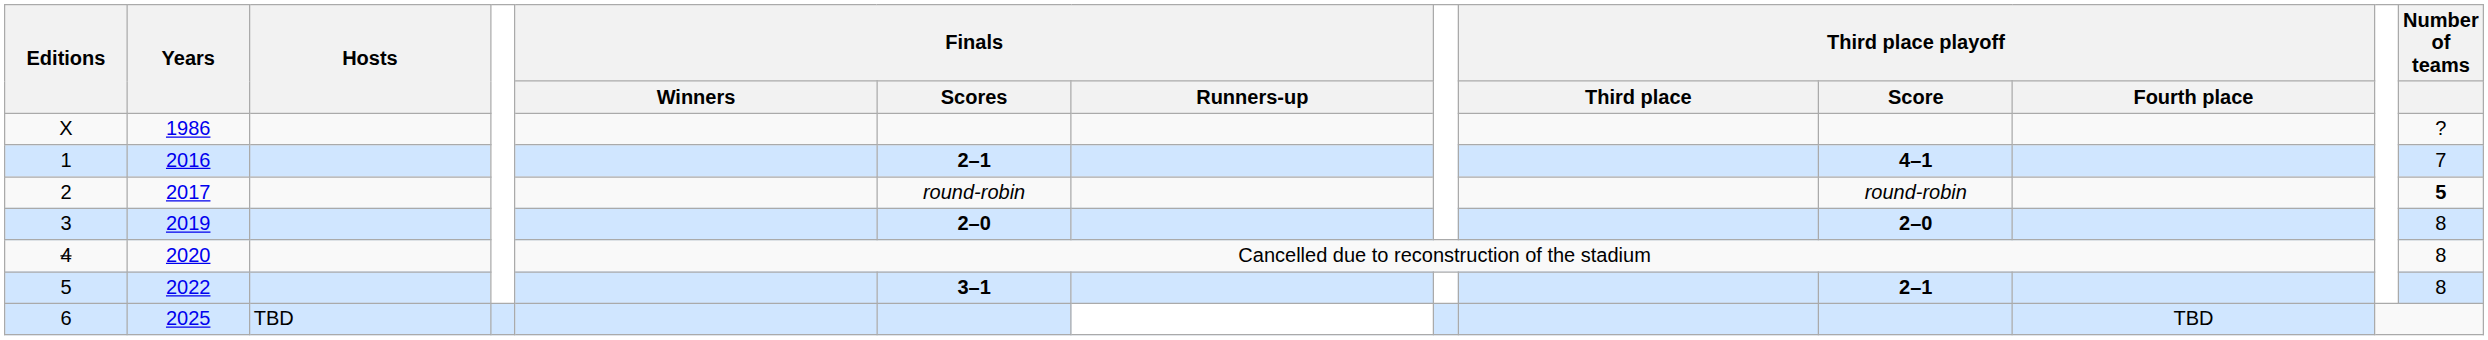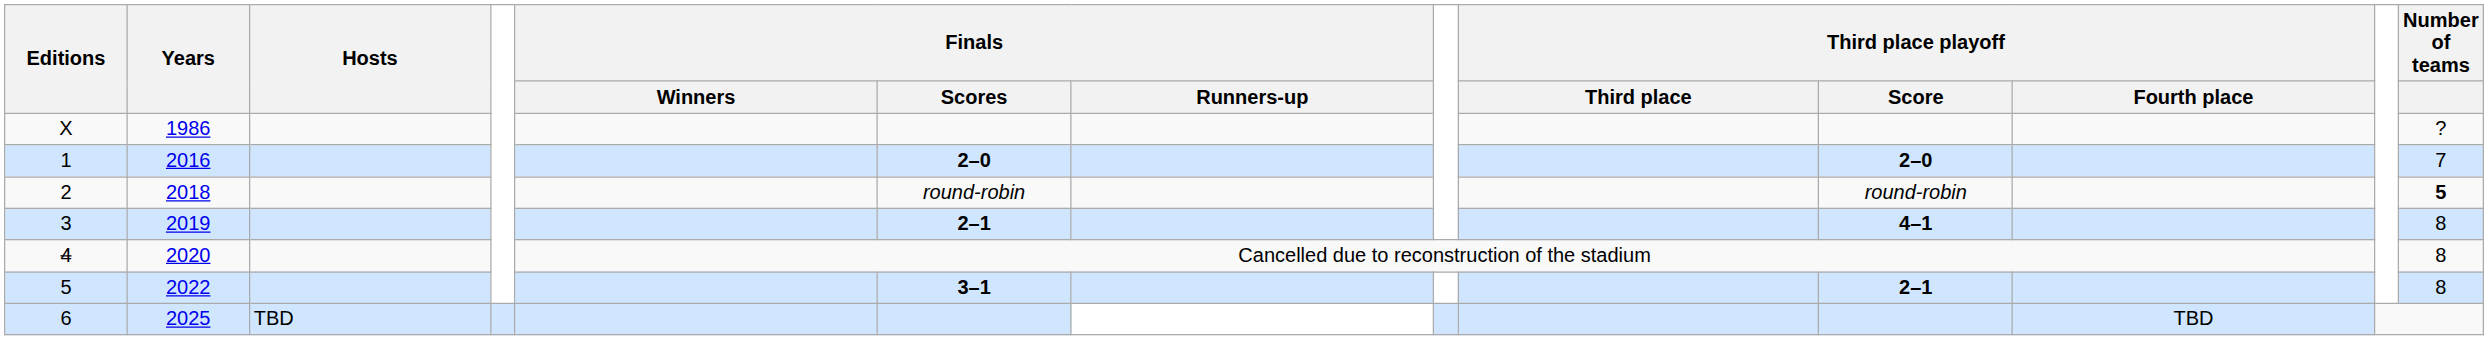(974, 160) 2–1 -> (974, 160) 2–0
(1916, 160) 4–1 -> (1916, 160) 2–0
(188, 192) 2017 -> (188, 192) 2018
(974, 223) 2–0 -> (974, 223) 2–1
(1916, 223) 2–0 -> (1916, 223) 4–1
